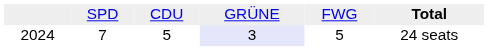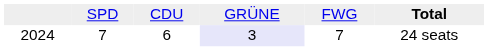(167, 35) 5 -> (167, 35) 6
(339, 35) 5 -> (339, 35) 7
